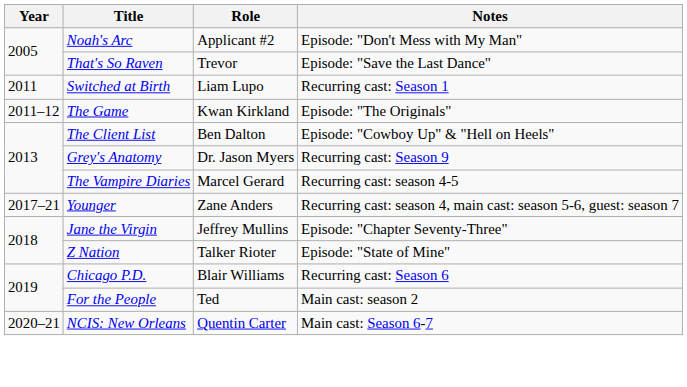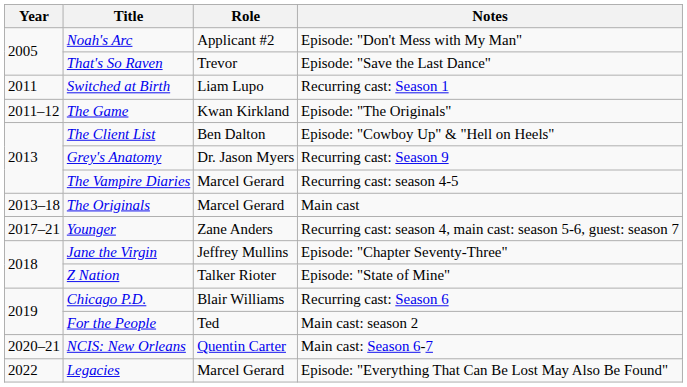+ row: (108, 205)
+ row: (93, 370)
